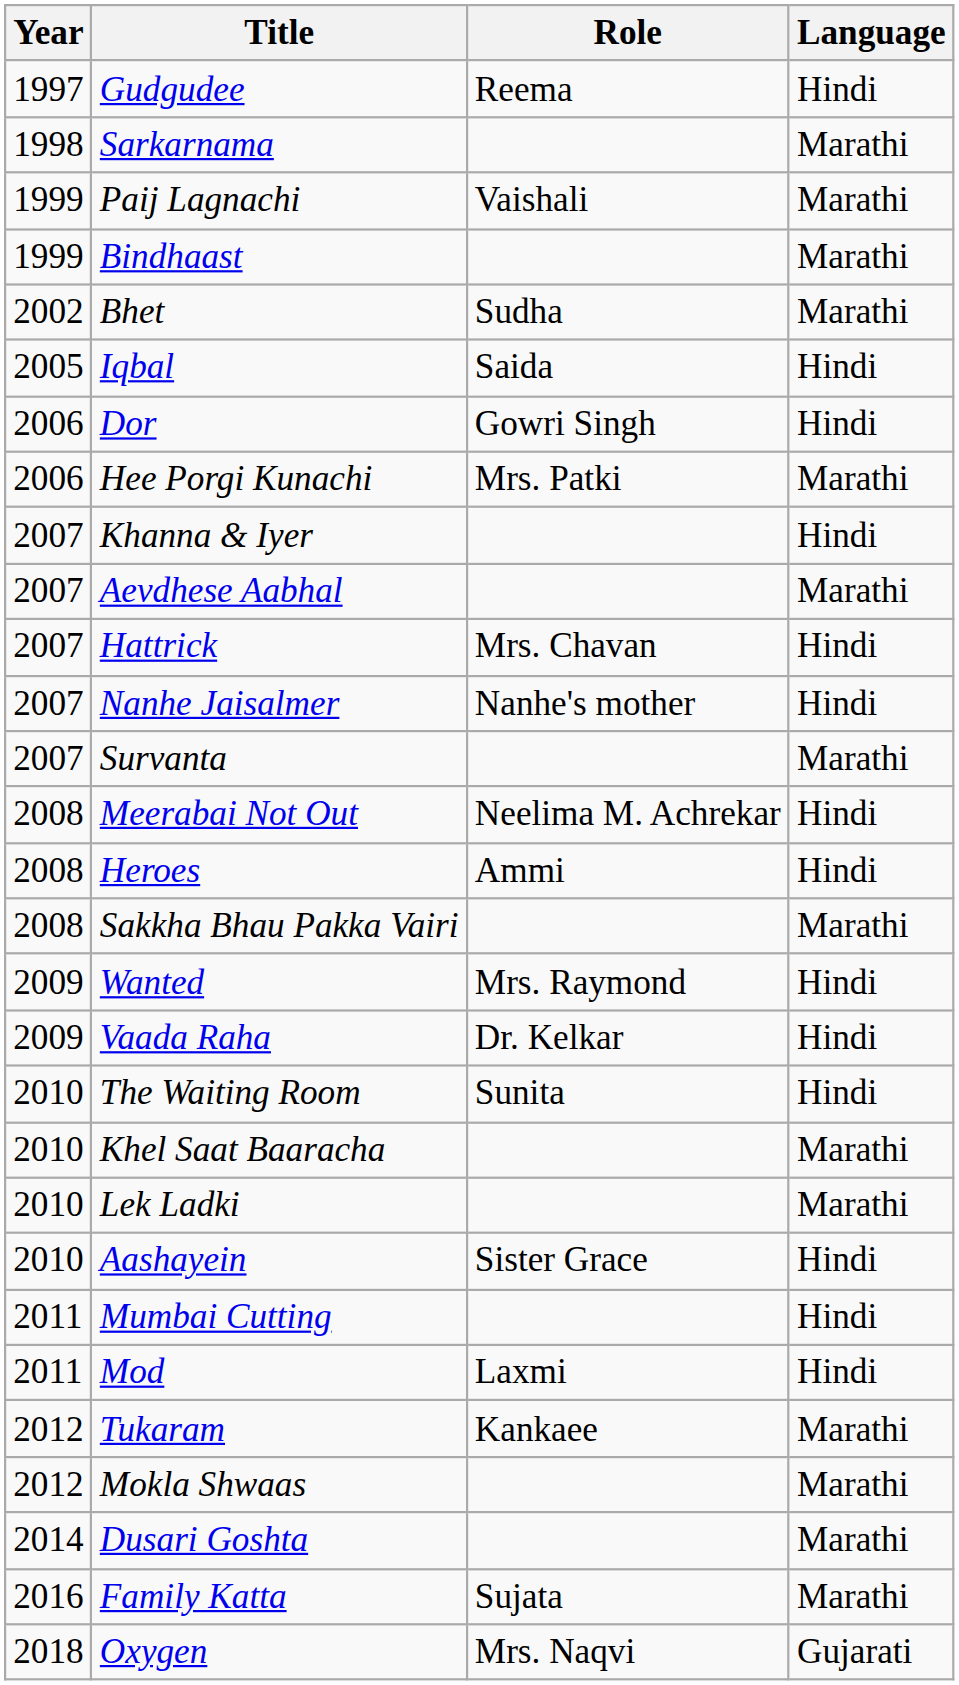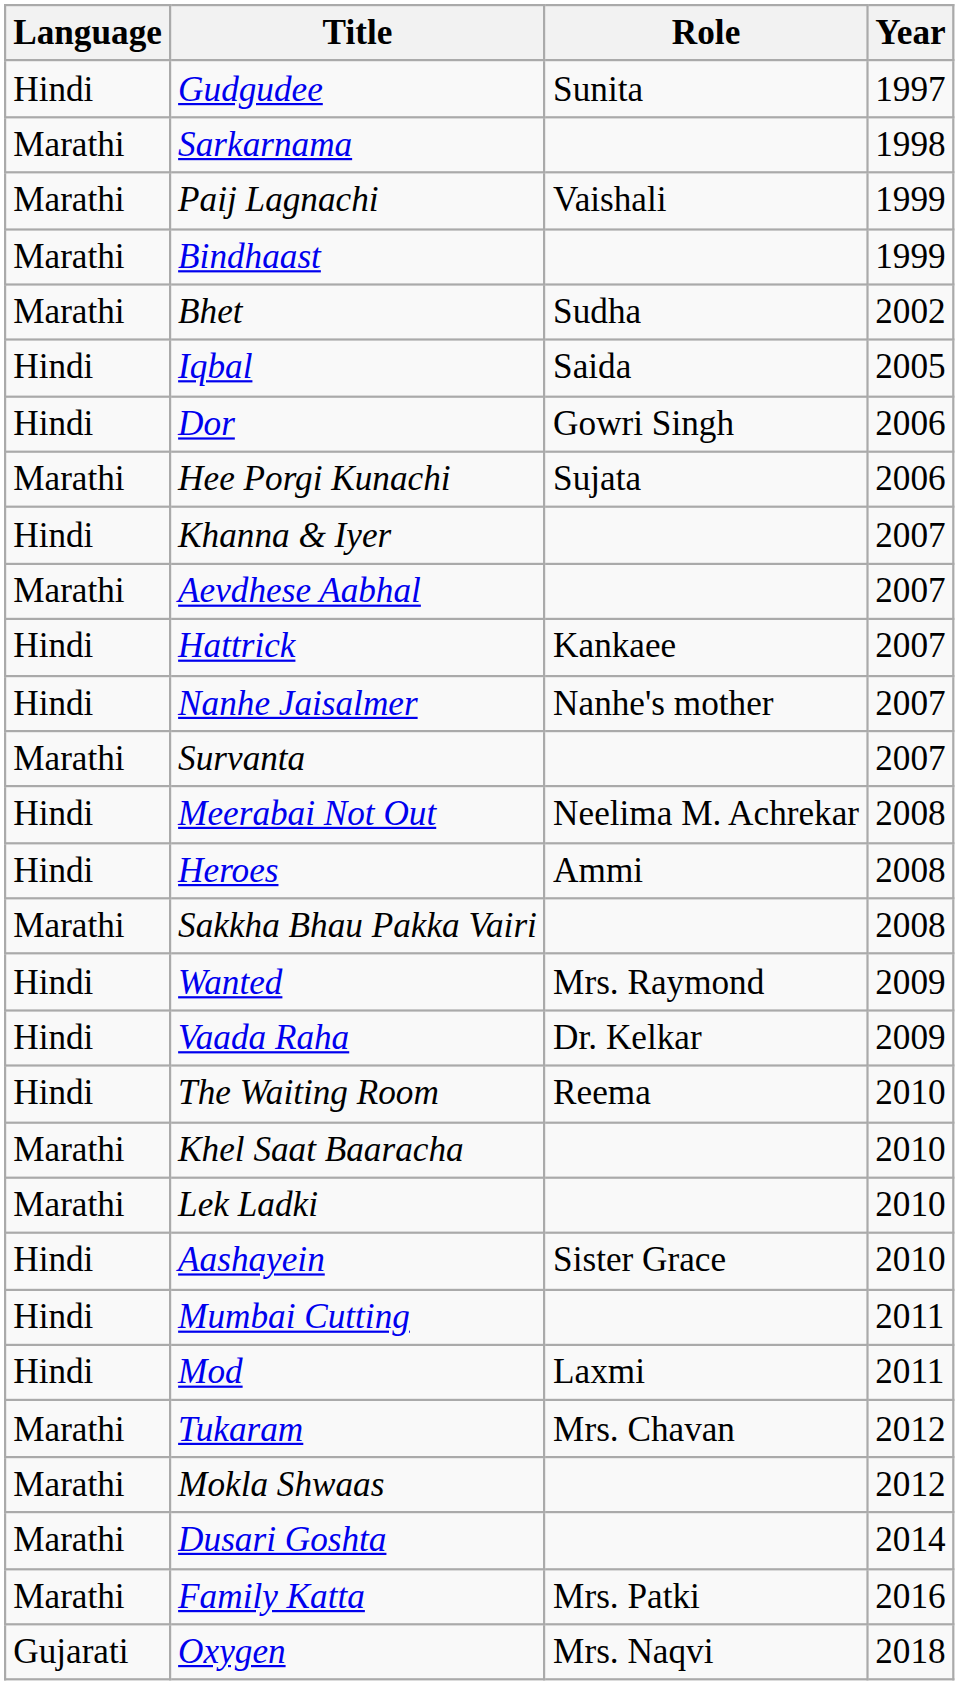columns swapped: (48, 32) <-> (871, 32)
(524, 88) Reema -> (598, 88) Sunita
(548, 479) Mrs. Patki -> (597, 479) Sujata
(566, 646) Mrs. Chavan -> (615, 646) Kankaee
(520, 1093) Sunita -> (602, 1093) Reema
(536, 1428) Kankaee -> (644, 1428) Mrs. Chavan
(519, 1595) Sujata -> (626, 1595) Mrs. Patki
